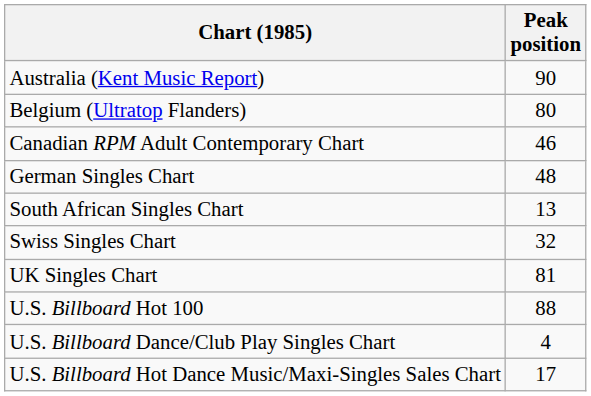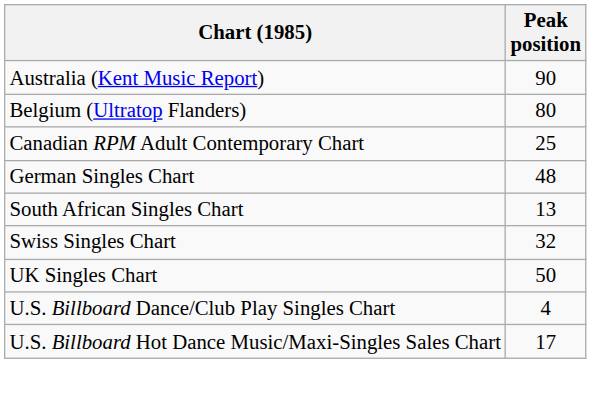(546, 143) 46 -> (546, 143) 25
(546, 275) 81 -> (546, 275) 50
- row: (106, 308)
